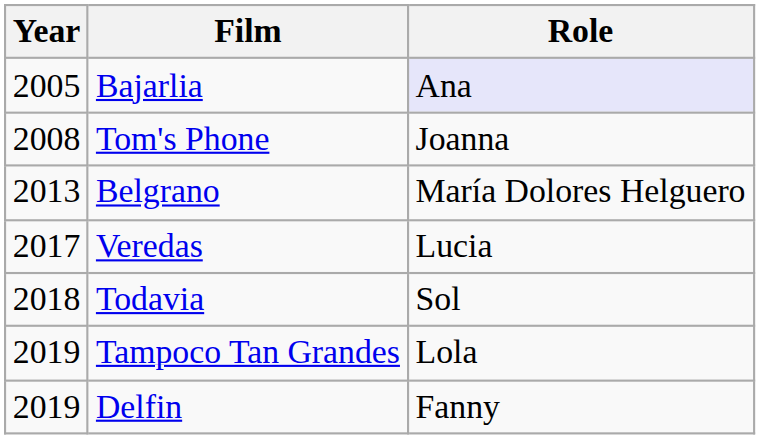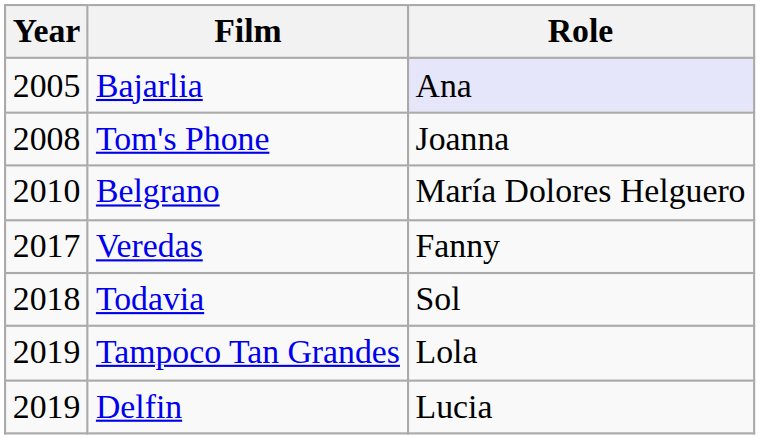(47, 191) 2013 -> (47, 191) 2010
(454, 245) Lucia -> (458, 245) Fanny
(458, 406) Fanny -> (454, 406) Lucia
